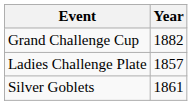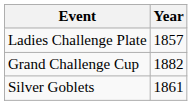rows swapped: (74, 40) <-> (77, 64)
